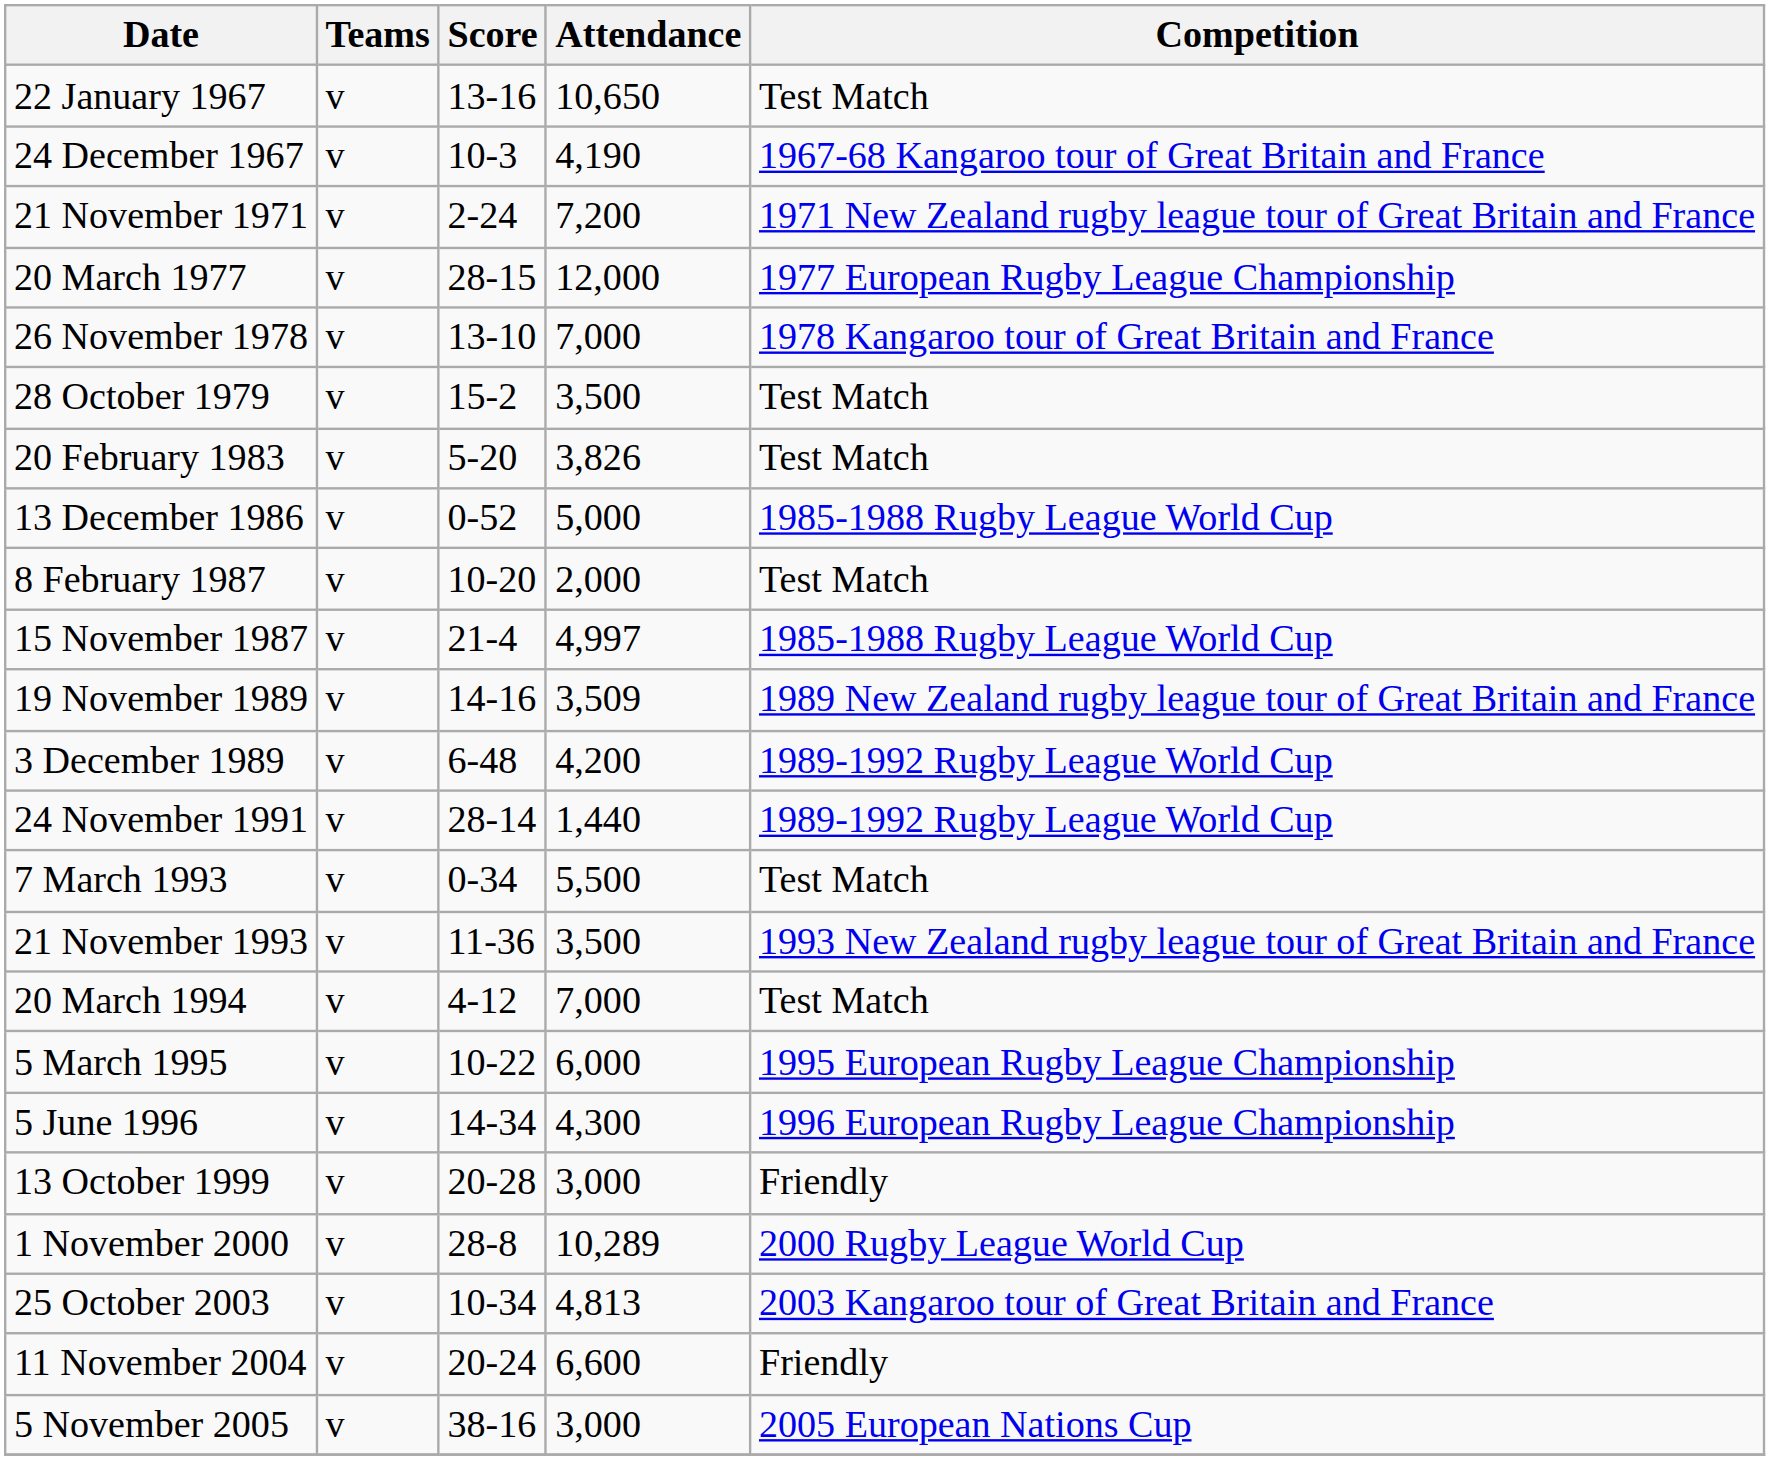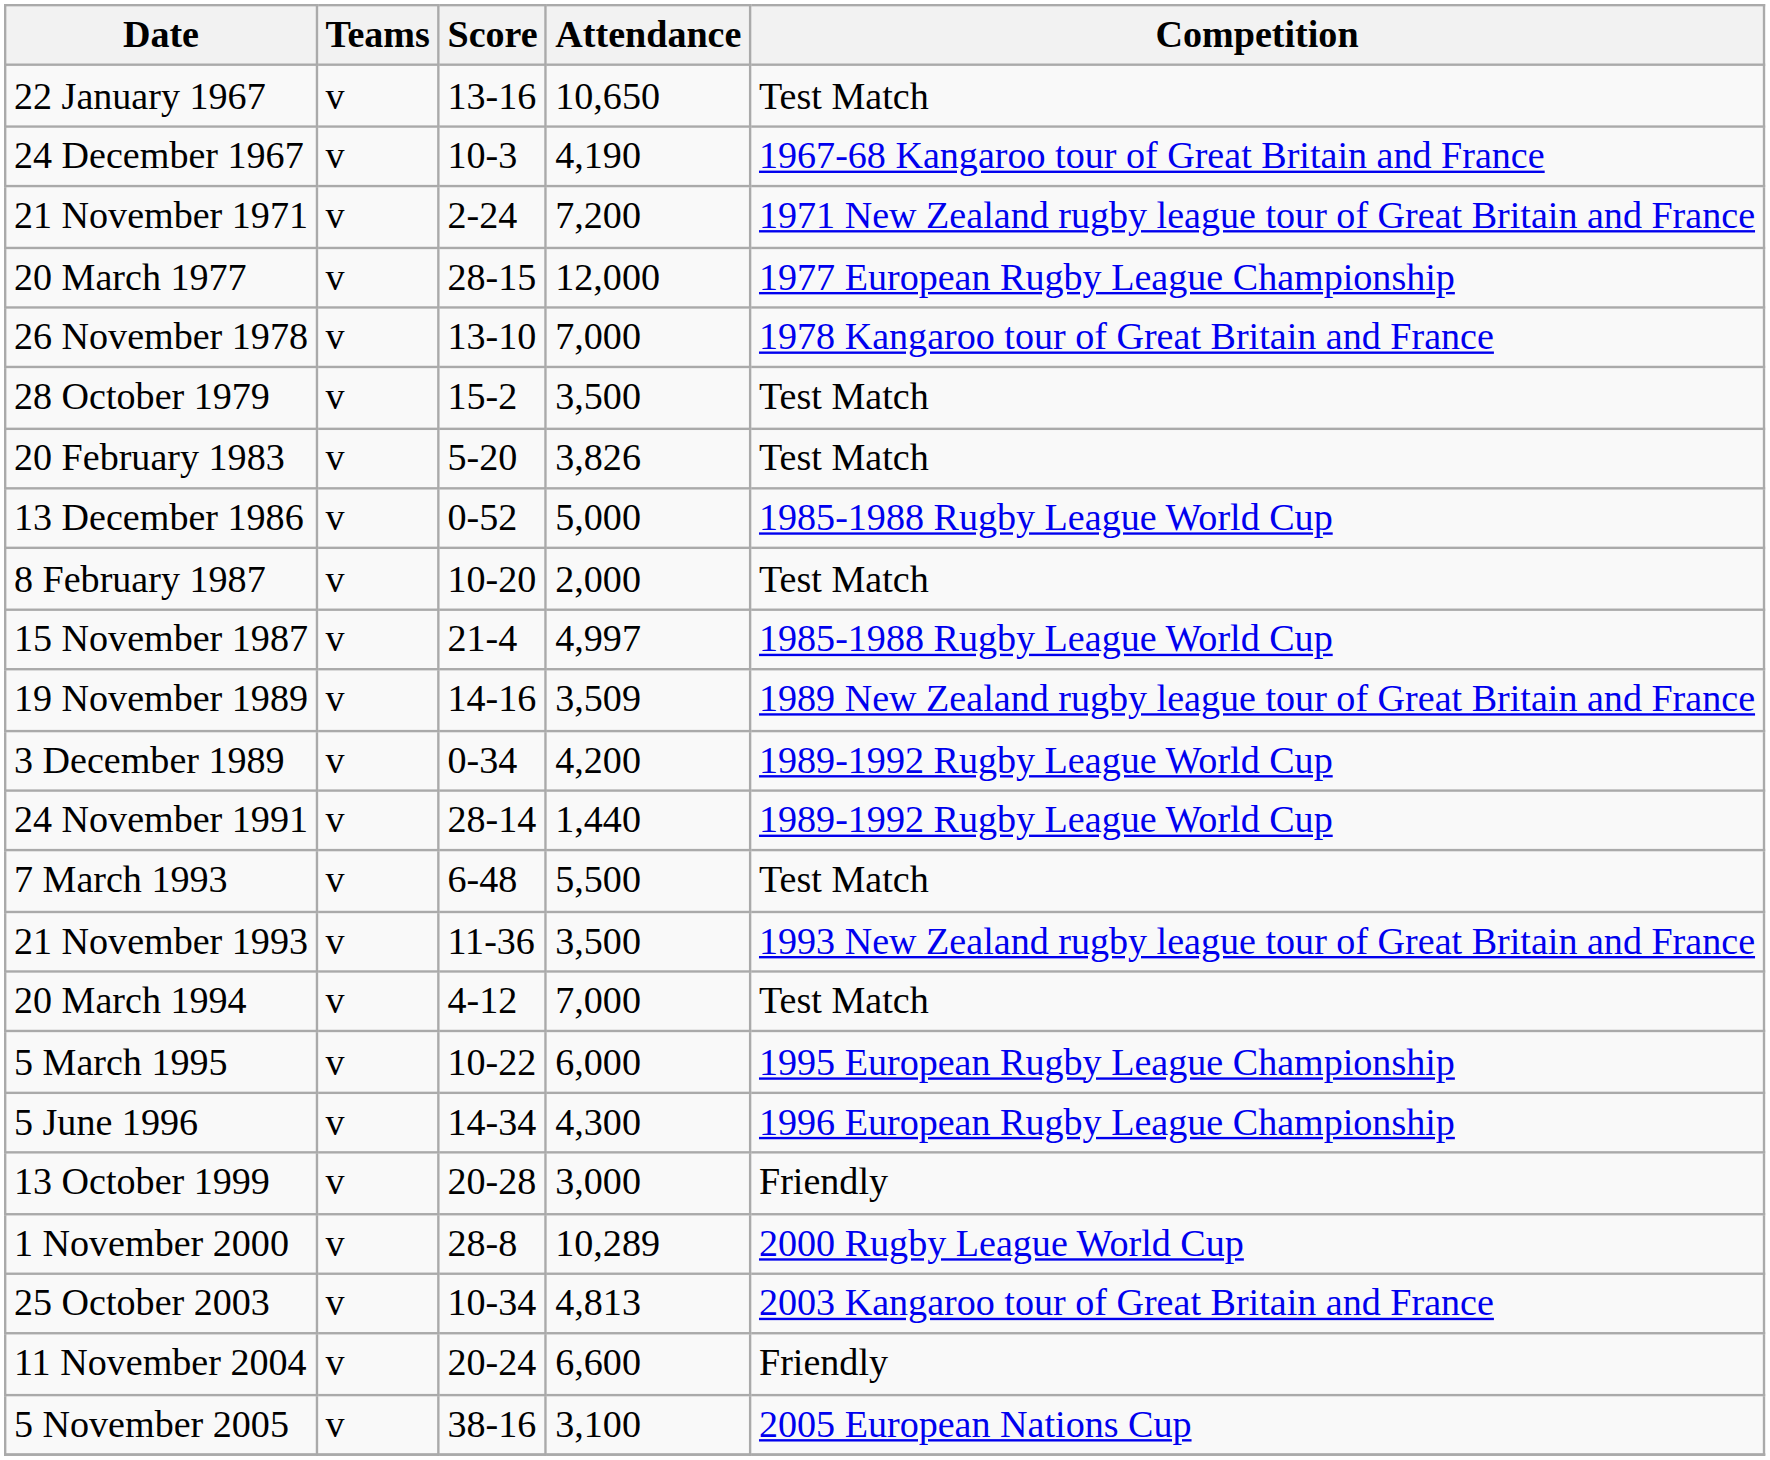(482, 759) 6-48 -> (482, 759) 0-34
(482, 880) 0-34 -> (482, 880) 6-48
(598, 1423) 3,000 -> (598, 1423) 3,100
